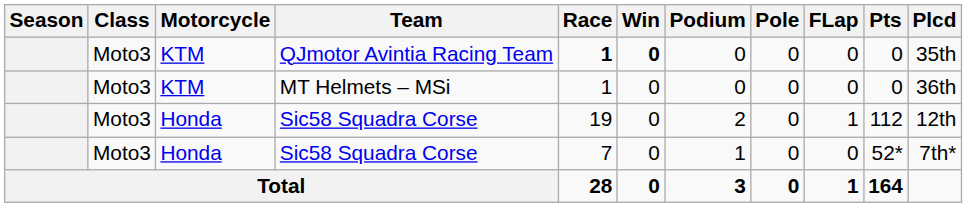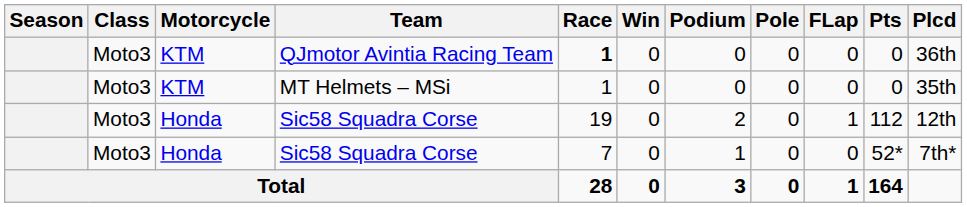(654, 53) bold -> (654, 53) normal
(936, 53) 35th -> (936, 53) 36th
(936, 86) 36th -> (936, 86) 35th
